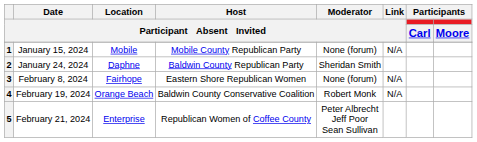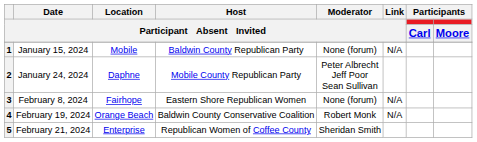(236, 50) Mobile County Republican Party -> (236, 50) Baldwin County Republican Party
(236, 64) Baldwin County Republican Party -> (236, 75) Mobile County Republican Party
(350, 64) Sheridan Smith -> (350, 75) Peter Albrecht Jeff Poor Sean Sullivan
(350, 119) Peter Albrecht Jeff Poor Sean Sullivan -> (350, 130) Sheridan Smith
